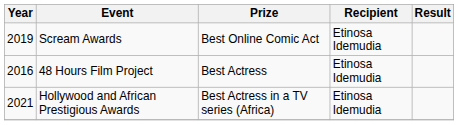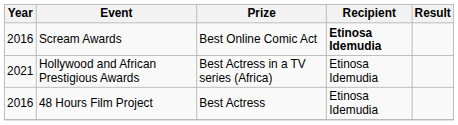(20, 39) 2019 -> (20, 39) 2016
(357, 39) normal -> (355, 39) bold
rows swapped: (96, 71) <-> (97, 103)
